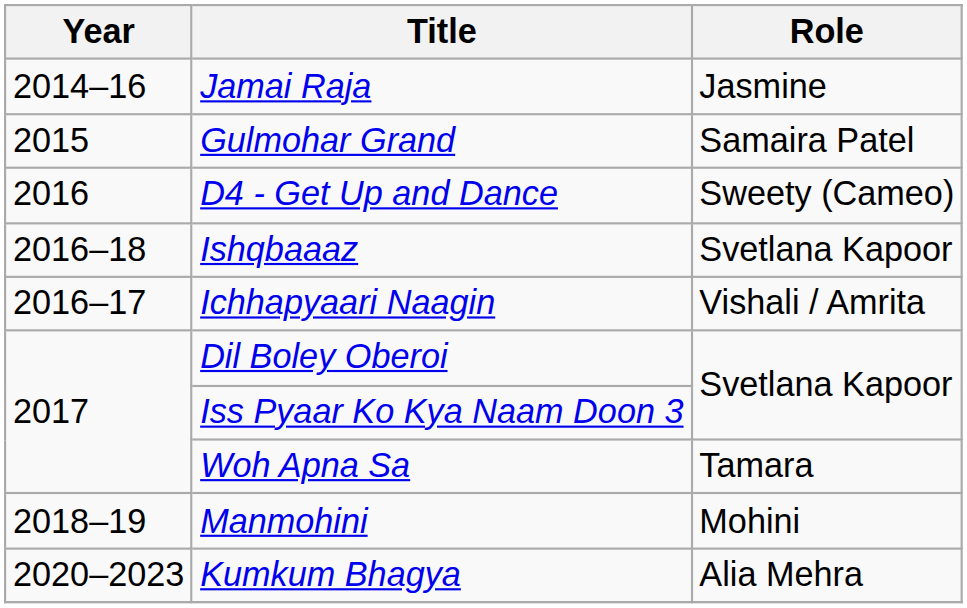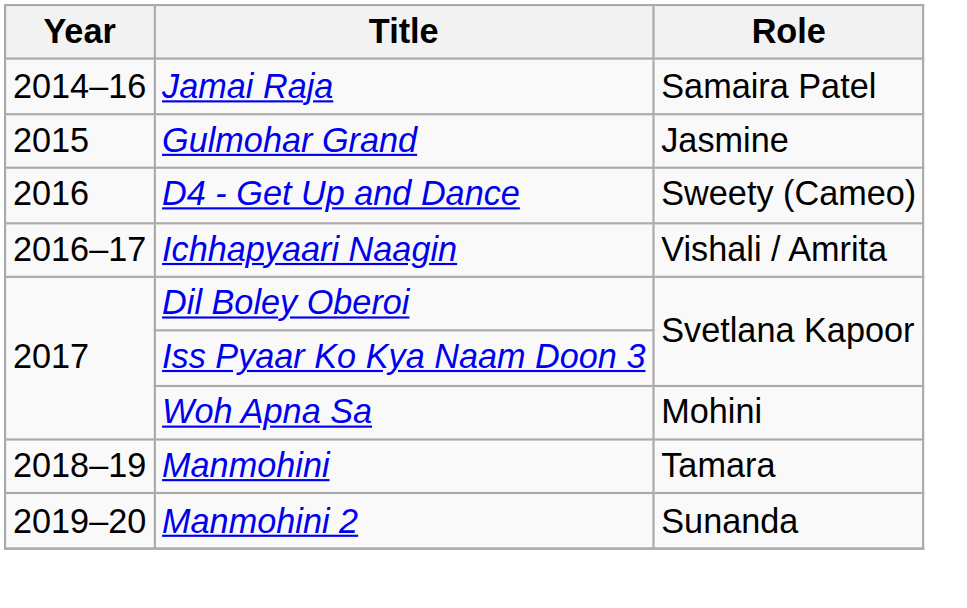(763, 85) Jasmine -> (769, 85) Samaira Patel
(807, 140) Samaira Patel -> (725, 140) Jasmine
- row: (279, 248)
(756, 466) Tamara -> (712, 411) Mohini
(750, 520) Mohini -> (718, 466) Tamara
+ row: (260, 520)
- row: (331, 574)
